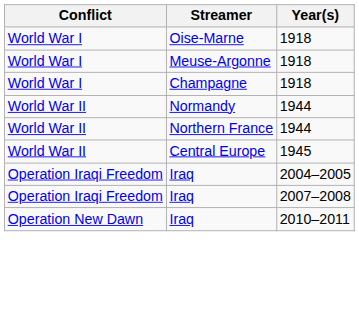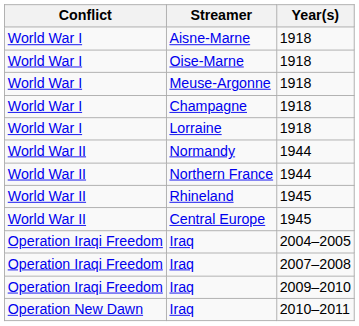+ row: (210, 38)
+ row: (196, 128)
+ row: (201, 196)
+ row: (182, 287)
